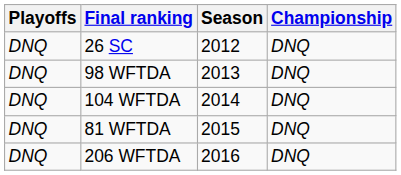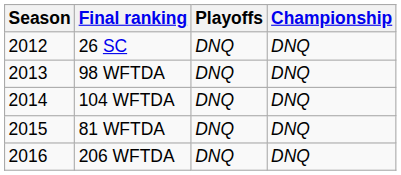columns swapped: (232, 18) <-> (42, 18)
